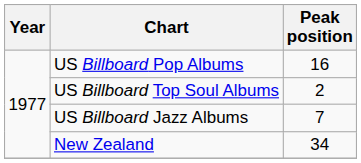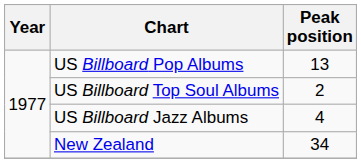(320, 63) 16 -> (320, 63) 13
(320, 117) 7 -> (320, 117) 4
